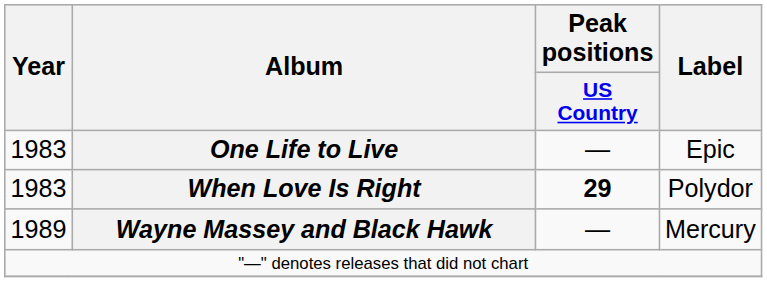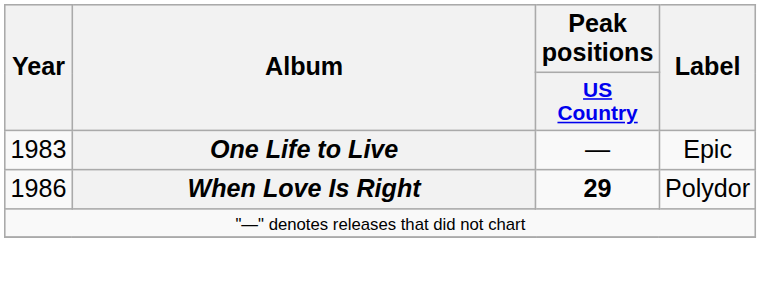(39, 189) 1983 -> (39, 189) 1986
- row: (304, 229)
